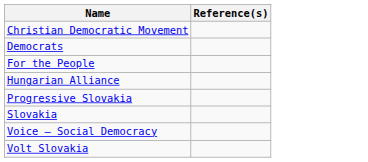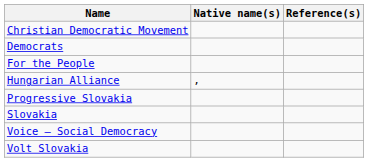+ column: (237, 13)
